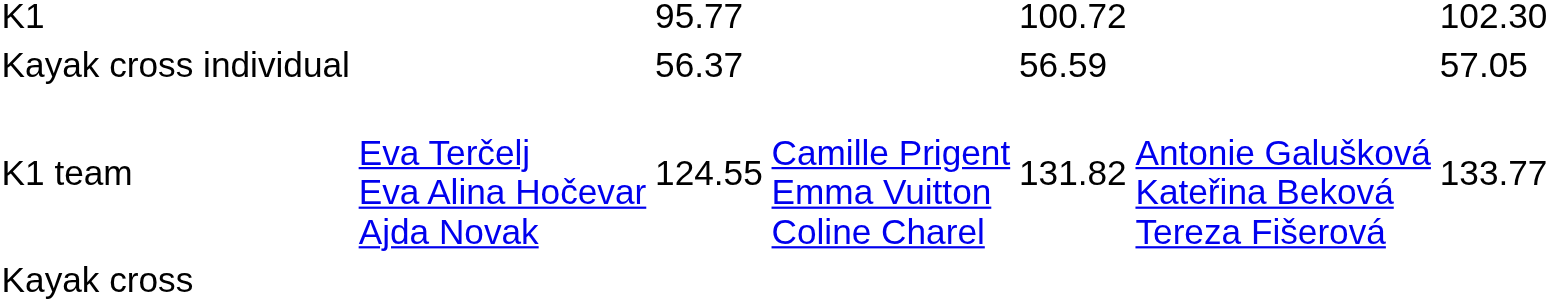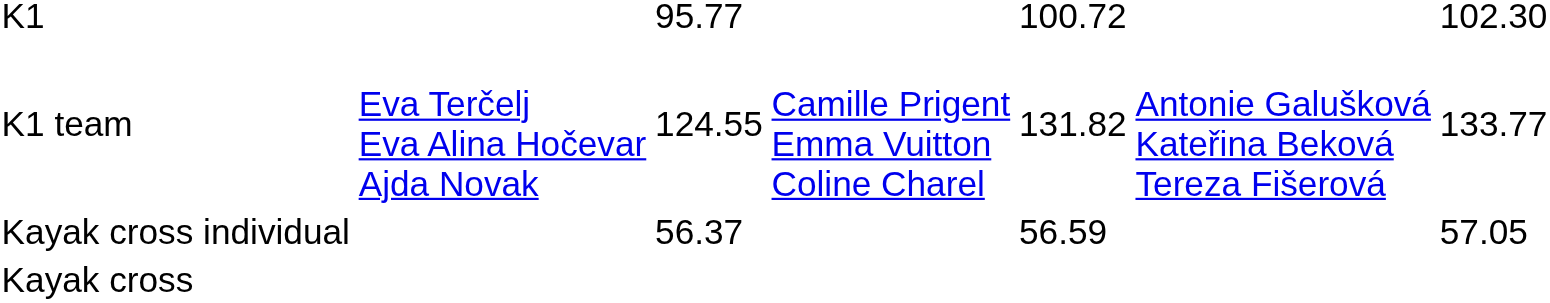rows swapped: (67, 172) <-> (176, 65)
